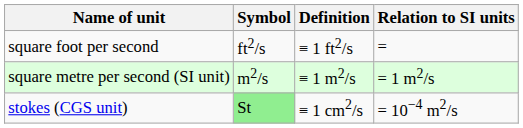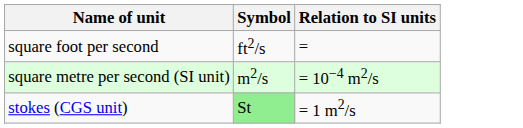- column: (334, 17)
(406, 77) = 1 m2/s -> (339, 77) = 10−4 m2/s
(418, 108) = 10−4 m2/s -> (327, 108) = 1 m2/s
